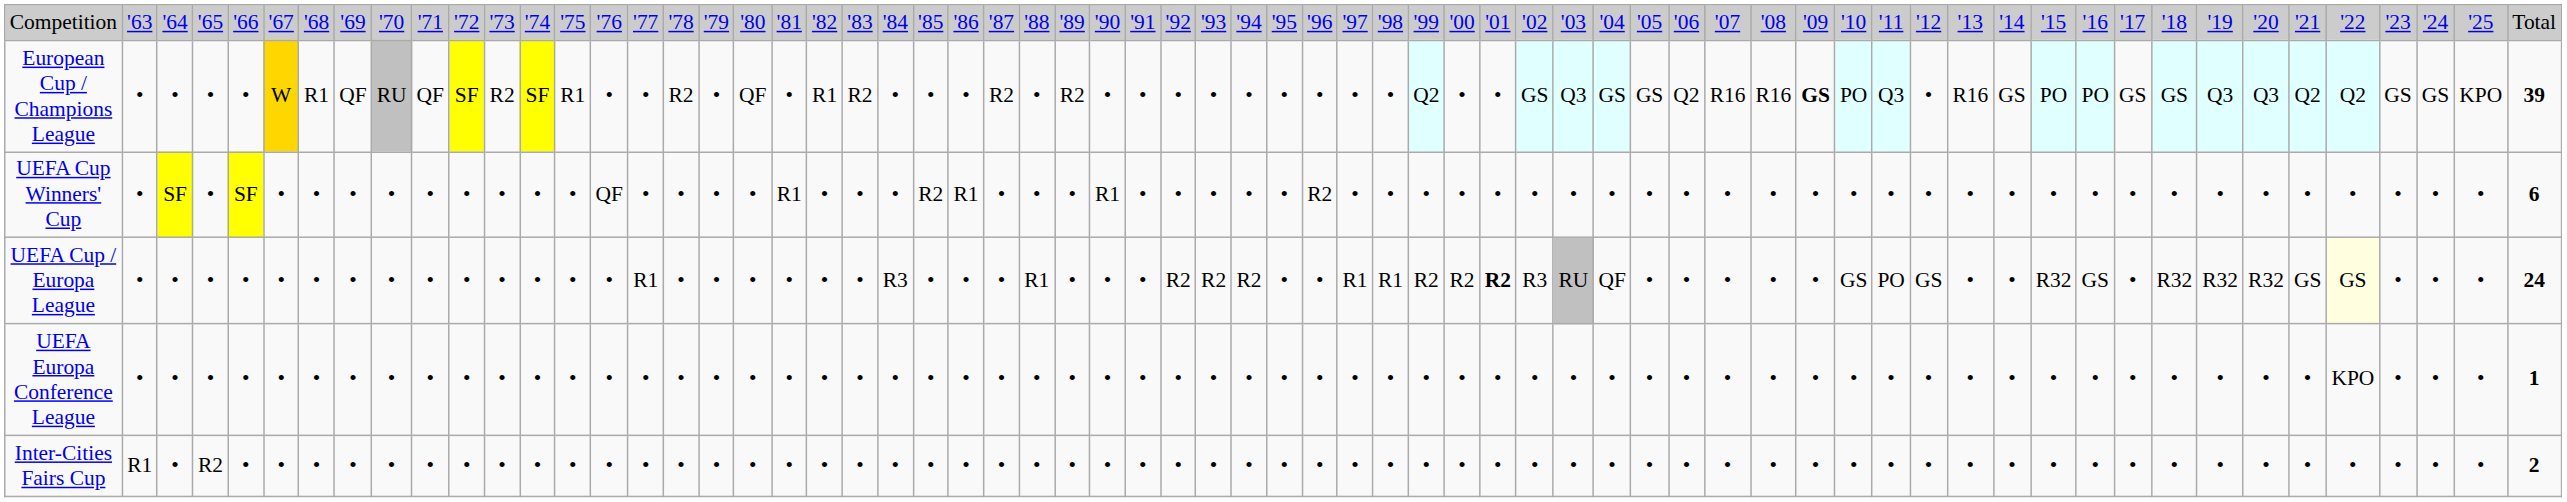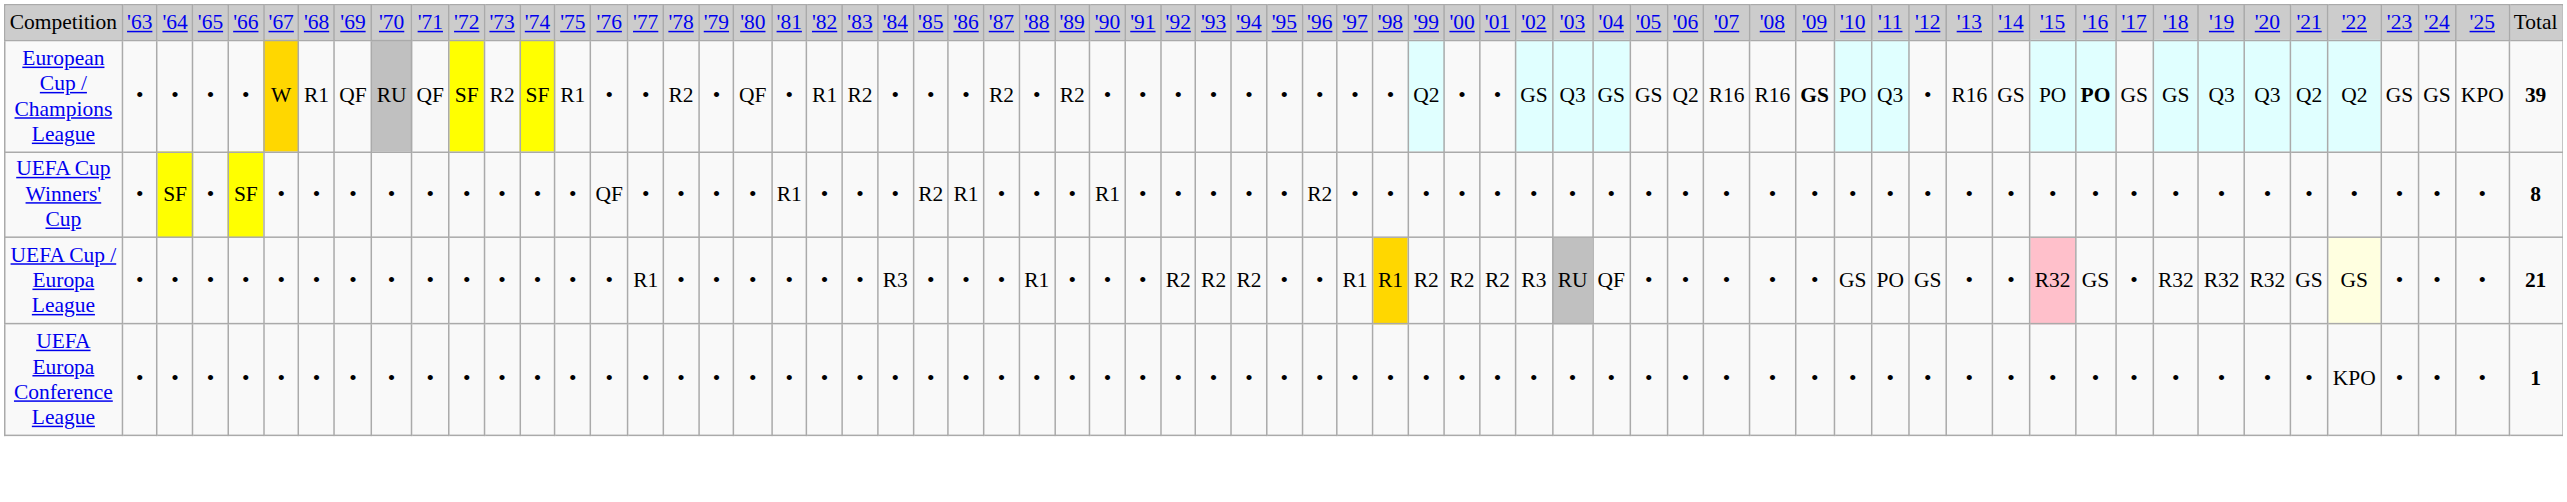(2095, 95) normal -> (2095, 95) bold
(2534, 194) 6 -> (2536, 194) 8
(1390, 280) no background -> (1390, 280) gold background
(1498, 280) bold -> (1497, 280) normal
(2054, 280) no background -> (2053, 280) pink background
(2534, 280) 24 -> (2536, 280) 21
- row: (63, 465)
